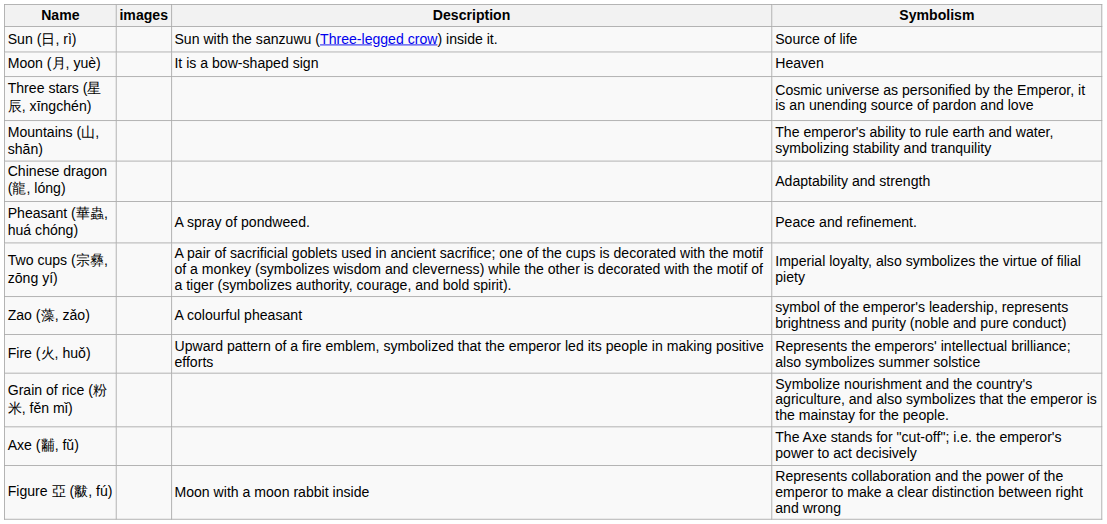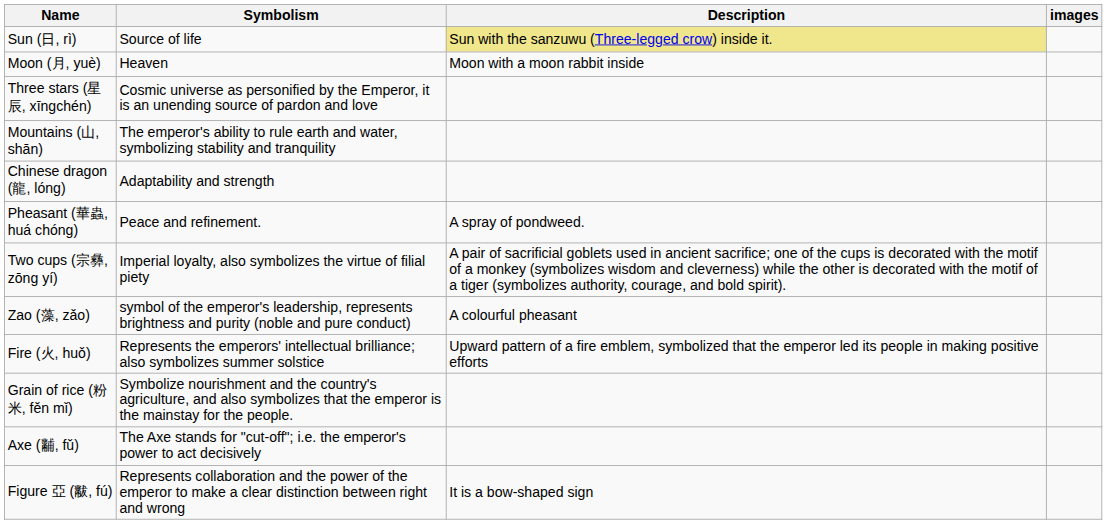columns swapped: (937, 15) <-> (144, 15)
(336, 39) no background -> (611, 39) khaki background
(246, 64) It is a bow-shaped sign -> (547, 64) Moon with a moon rabbit inside
(272, 492) Moon with a moon rabbit inside -> (521, 492) It is a bow-shaped sign
